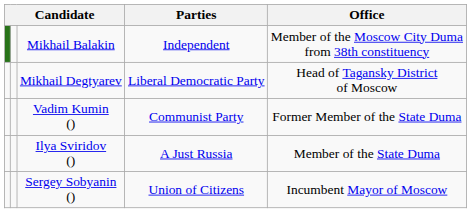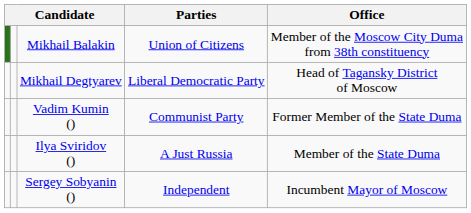(196, 44) Independent -> (196, 44) Union of Citizens
(196, 189) Union of Citizens -> (196, 189) Independent
